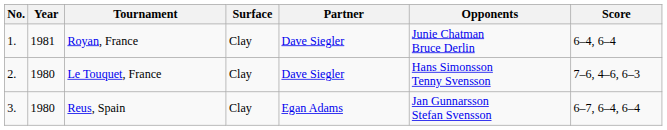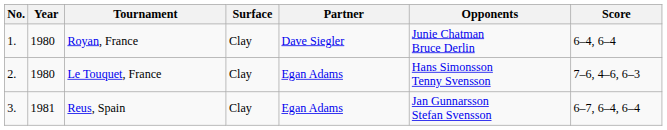(43, 40) 1981 -> (43, 40) 1980
(313, 74) Dave Siegler -> (312, 74) Egan Adams
(43, 107) 1980 -> (43, 107) 1981
